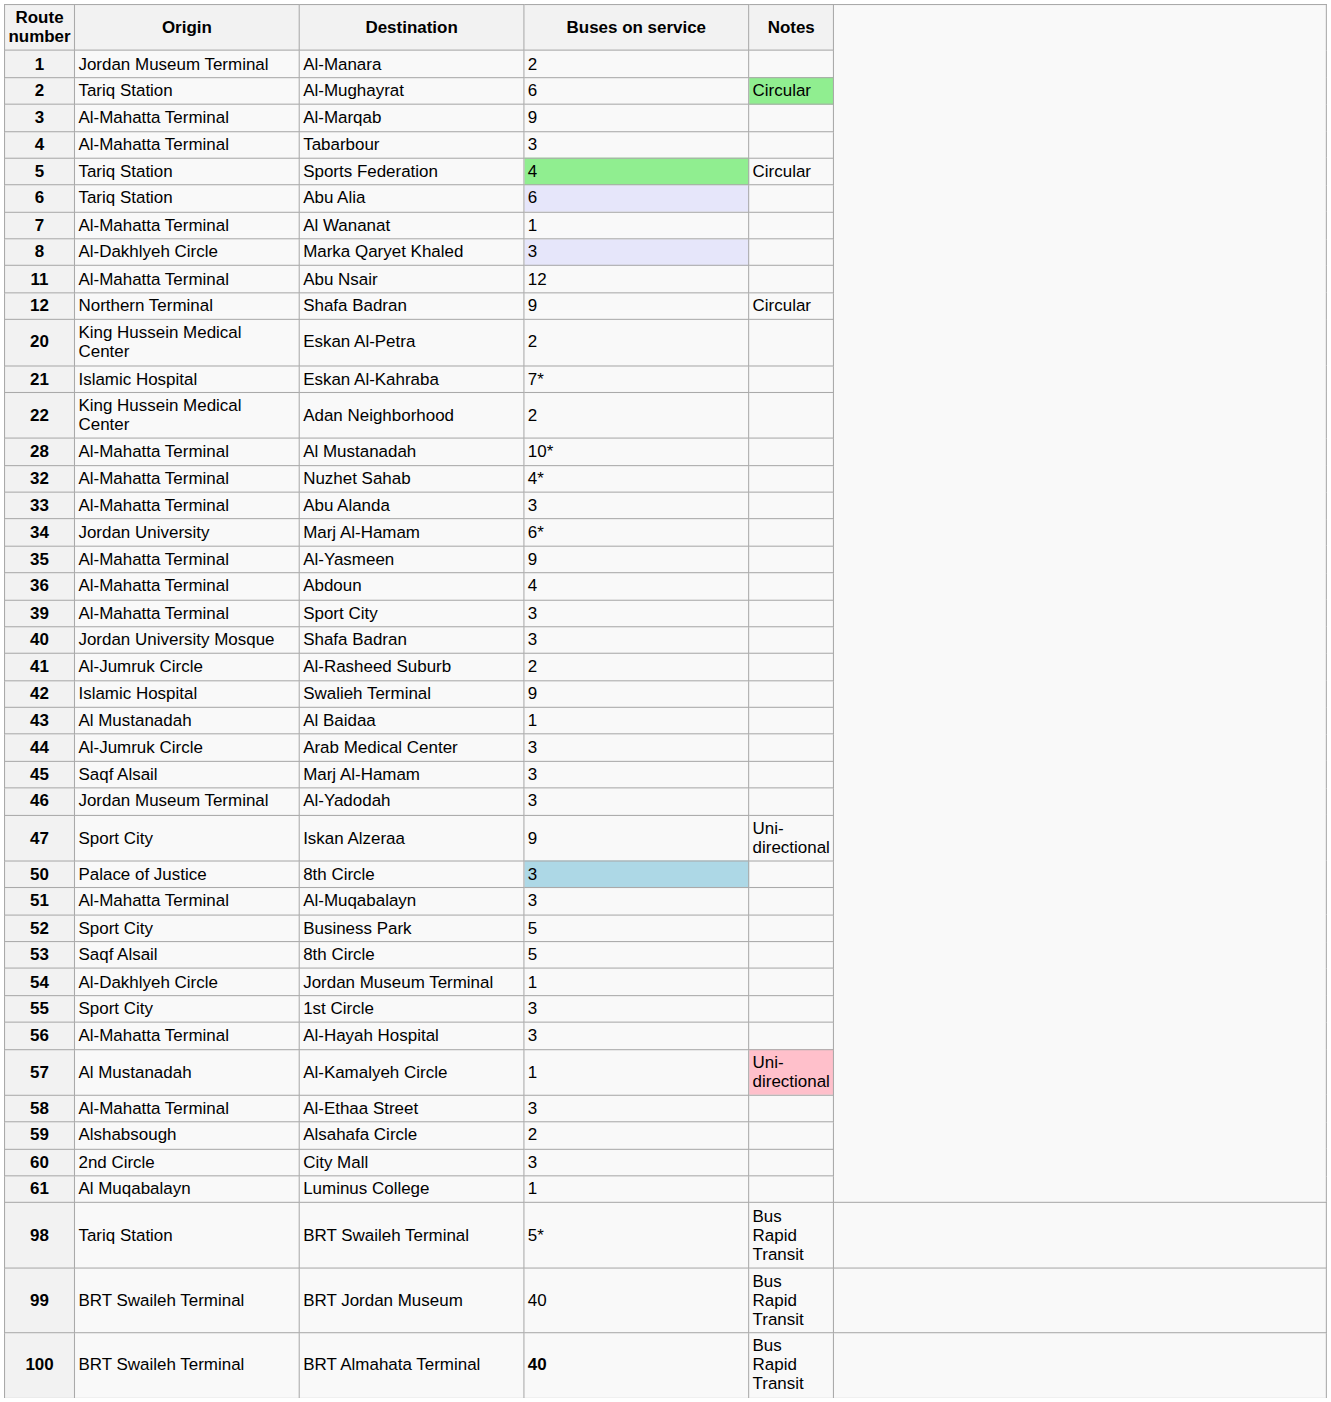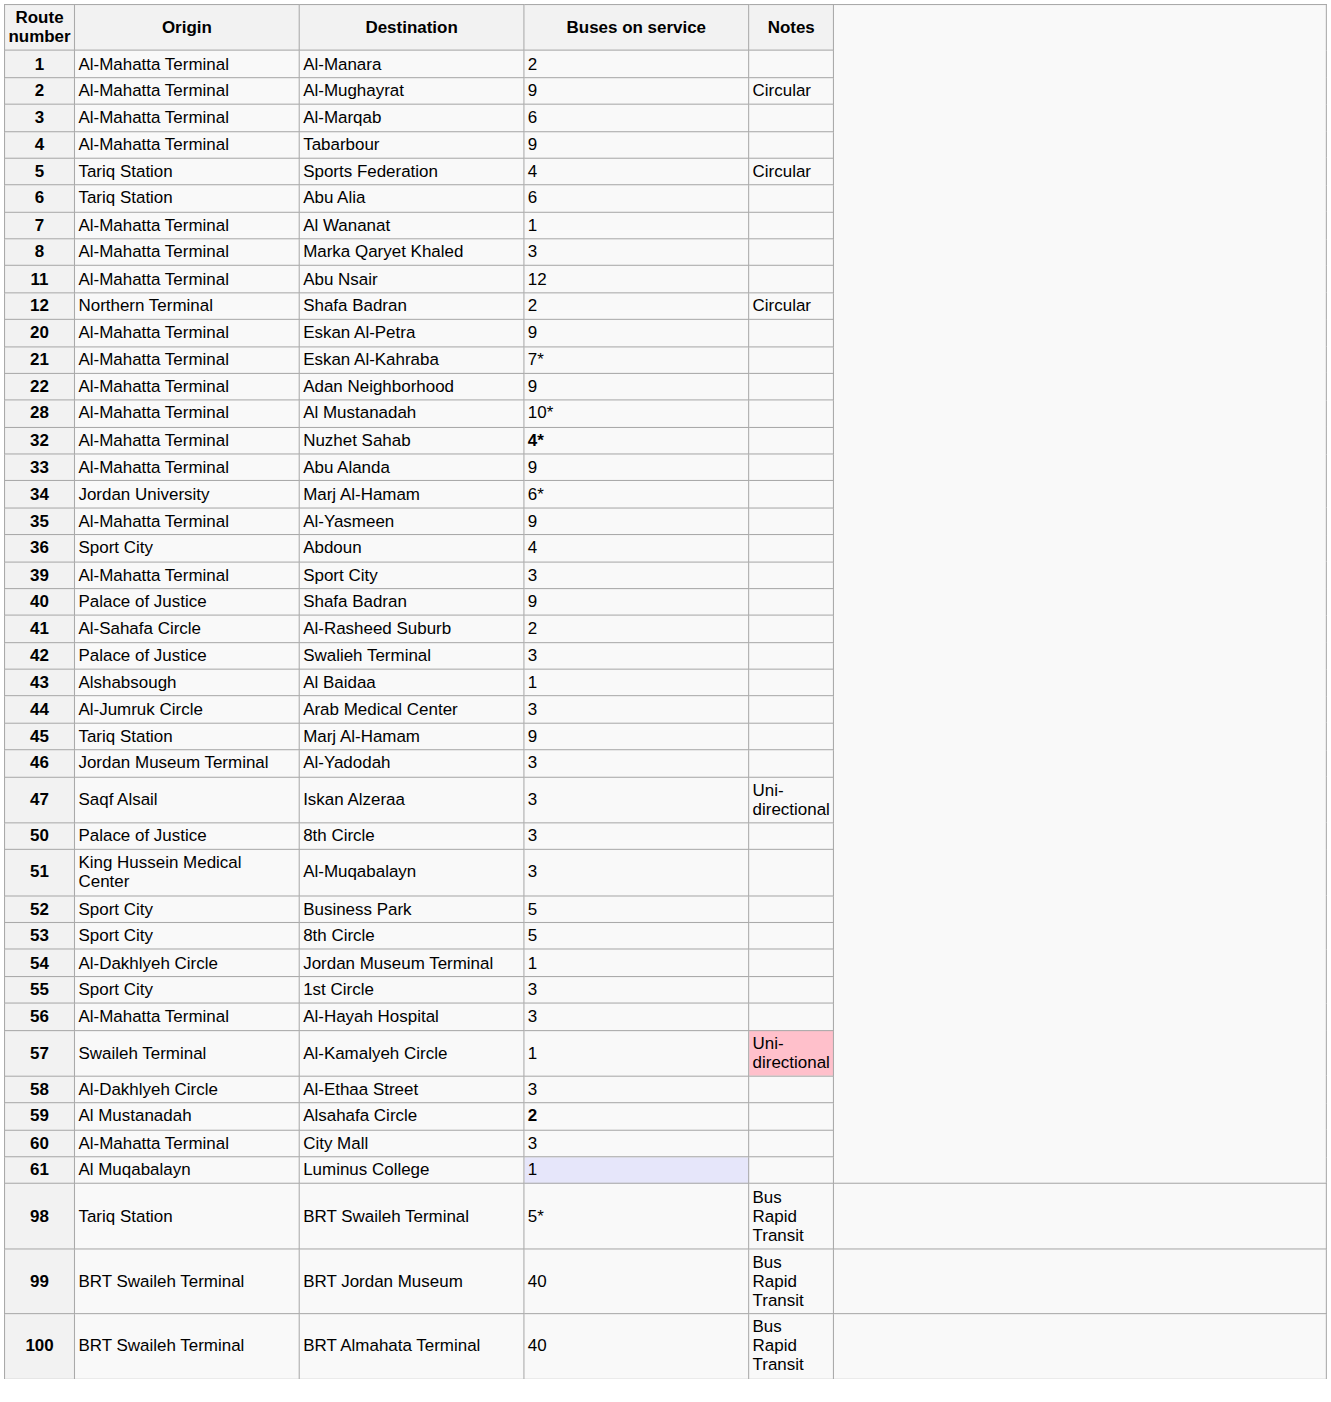(174, 63) Jordan Museum Terminal -> (154, 63) Al-Mahatta Terminal
(126, 90) Tariq Station -> (154, 90) Al-Mahatta Terminal
(533, 90) 6 -> (533, 90) 9
(782, 90) lightgreen background -> (782, 90) no background
(533, 117) 9 -> (533, 117) 6
(533, 144) 3 -> (533, 144) 9
(533, 171) lightgreen background -> (533, 171) no background
(533, 198) lavender background -> (533, 198) no background
(148, 252) Al-Dakhlyeh Circle -> (154, 252) Al-Mahatta Terminal
(533, 252) lavender background -> (533, 252) no background
(533, 306) 9 -> (533, 306) 2
(160, 342) King Hussein Medical Center -> (154, 332) Al-Mahatta Terminal
(533, 342) 2 -> (533, 332) 9
(138, 378) Islamic Hospital -> (154, 359) Al-Mahatta Terminal
(160, 415) King Hussein Medical Center -> (154, 386) Al-Mahatta Terminal
(533, 415) 2 -> (533, 386) 9
(536, 478) normal -> (536, 440) bold
(533, 505) 3 -> (533, 467) 9
(154, 586) Al-Mahatta Terminal -> (116, 548) Sport City
(176, 640) Jordan University Mosque -> (143, 601) Palace of Justice
(533, 640) 3 -> (533, 601) 9
(141, 666) Al-Jumruk Circle -> (140, 628) Al-Sahafa Circle
(138, 693) Islamic Hospital -> (143, 655) Palace of Justice
(533, 693) 9 -> (533, 655) 3
(135, 720) Al Mustanadah -> (127, 682) Alshabsough
(118, 774) Saqf Alsail -> (126, 736) Tariq Station
(533, 774) 3 -> (533, 736) 9
(116, 837) Sport City -> (118, 799) Saqf Alsail
(533, 837) 9 -> (533, 799) 3
(533, 874) lightblue background -> (533, 836) no background
(154, 901) Al-Mahatta Terminal -> (160, 872) King Hussein Medical Center
(118, 954) Saqf Alsail -> (116, 935) Sport City
(135, 1072) Al Mustanadah -> (142, 1053) Swaileh Terminal
(154, 1108) Al-Mahatta Terminal -> (148, 1089) Al-Dakhlyeh Circle
(127, 1135) Alshabsough -> (135, 1116) Al Mustanadah
(533, 1135) normal -> (533, 1116) bold
(117, 1162) 2nd Circle -> (154, 1143) Al-Mahatta Terminal
(533, 1189) no background -> (533, 1170) lavender background
(537, 1365) bold -> (537, 1346) normal
